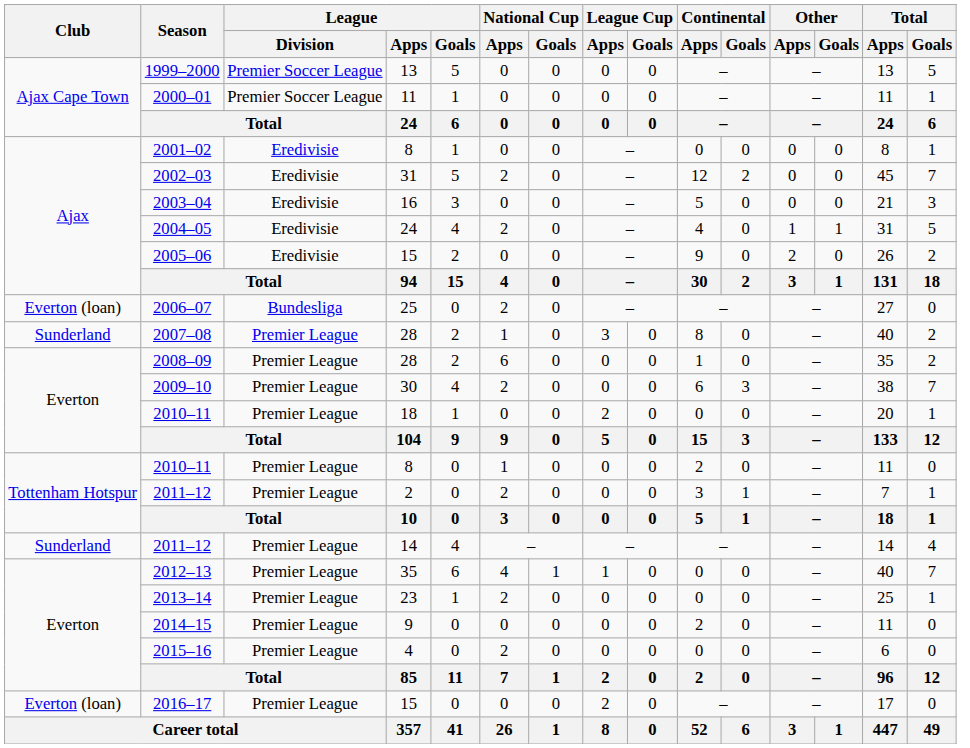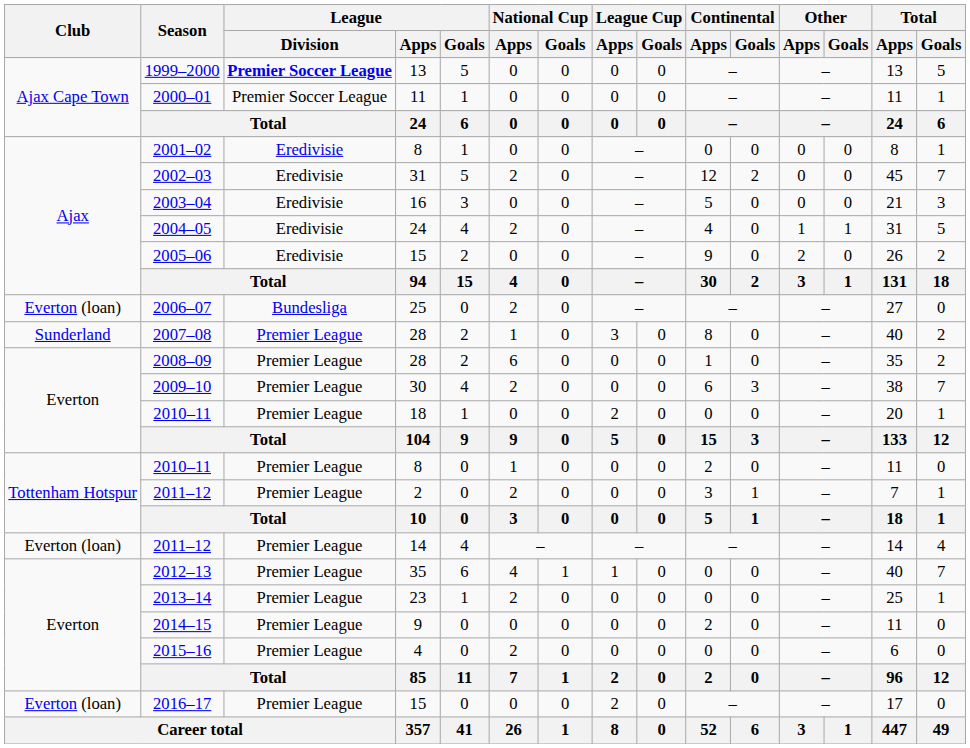(305, 70) normal -> (310, 70) bold
(73, 545) Sunderland -> (73, 545) Everton (loan)
